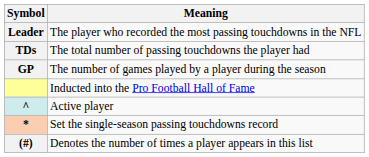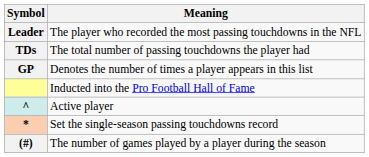(188, 69) The number of games played by a player during the season -> (181, 69) Denotes the number of times a player appears in this list
(181, 143) Denotes the number of times a player appears in this list -> (188, 143) The number of games played by a player during the season
